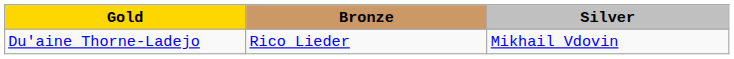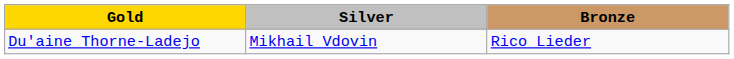columns swapped: (608, 17) <-> (366, 17)
